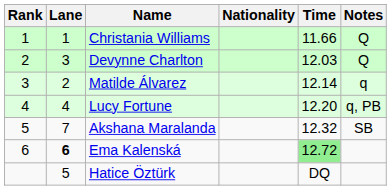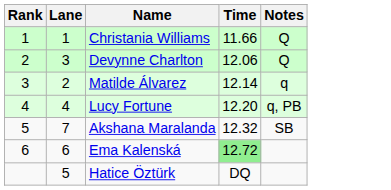- column: (259, 15)
(319, 60) 12.03 -> (240, 60) 12.06
(66, 151) bold -> (66, 151) normal
